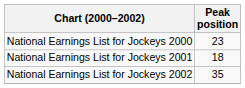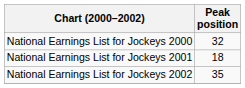(218, 41) 23 -> (218, 41) 32
